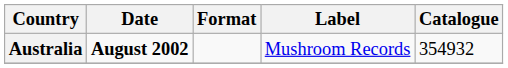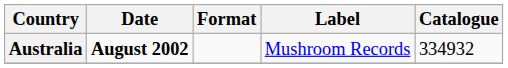(446, 48) 354932 -> (446, 48) 334932
